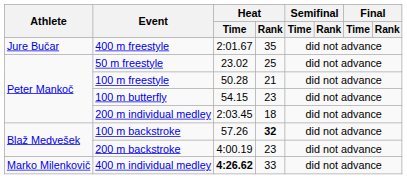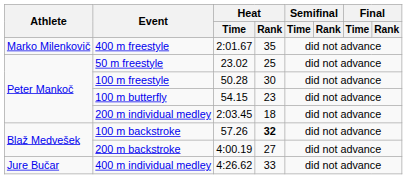(33, 46) Jure Bučar -> (49, 46) Marko Milenkovič
(270, 81) 21 -> (270, 81) 30
(270, 149) 23 -> (270, 149) 27
(49, 166) Marko Milenkovič -> (33, 166) Jure Bučar
(234, 166) bold -> (234, 166) normal
